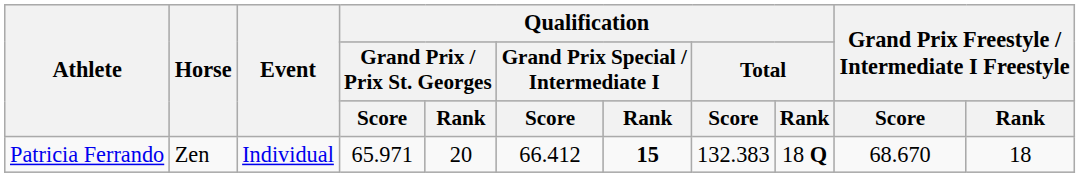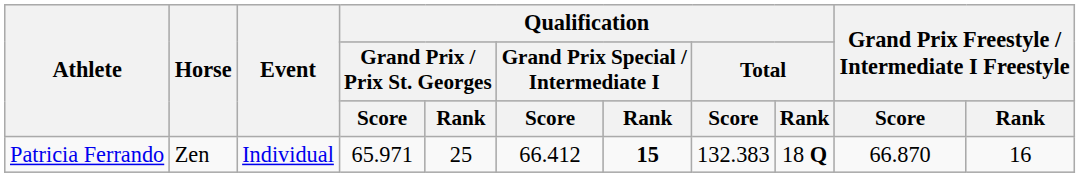(461, 154) 20 -> (461, 154) 25
(900, 154) 68.670 -> (900, 154) 66.870
(1020, 154) 18 -> (1020, 154) 16
